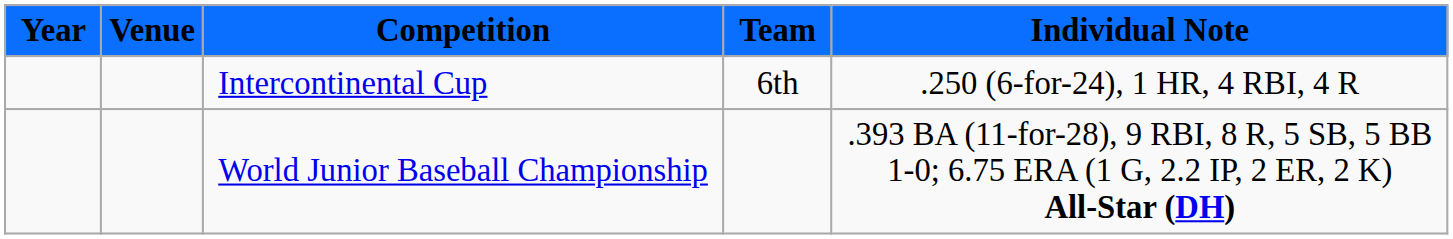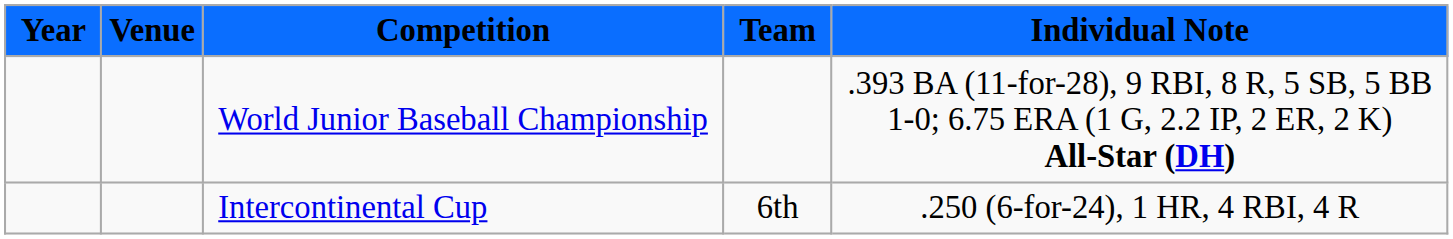rows swapped: (463, 170) <-> (353, 82)
